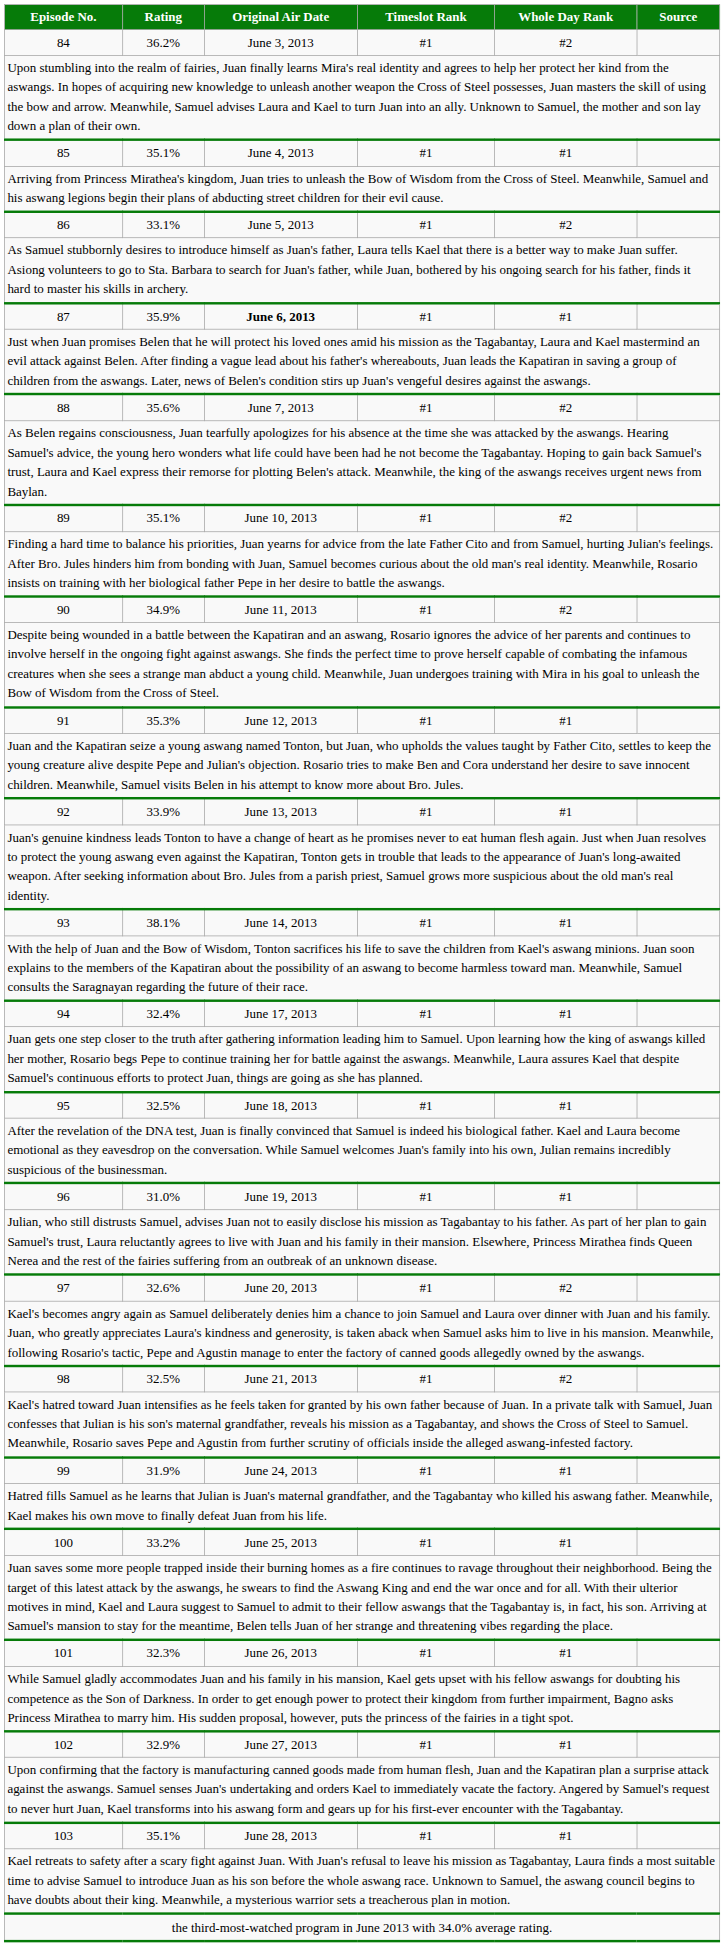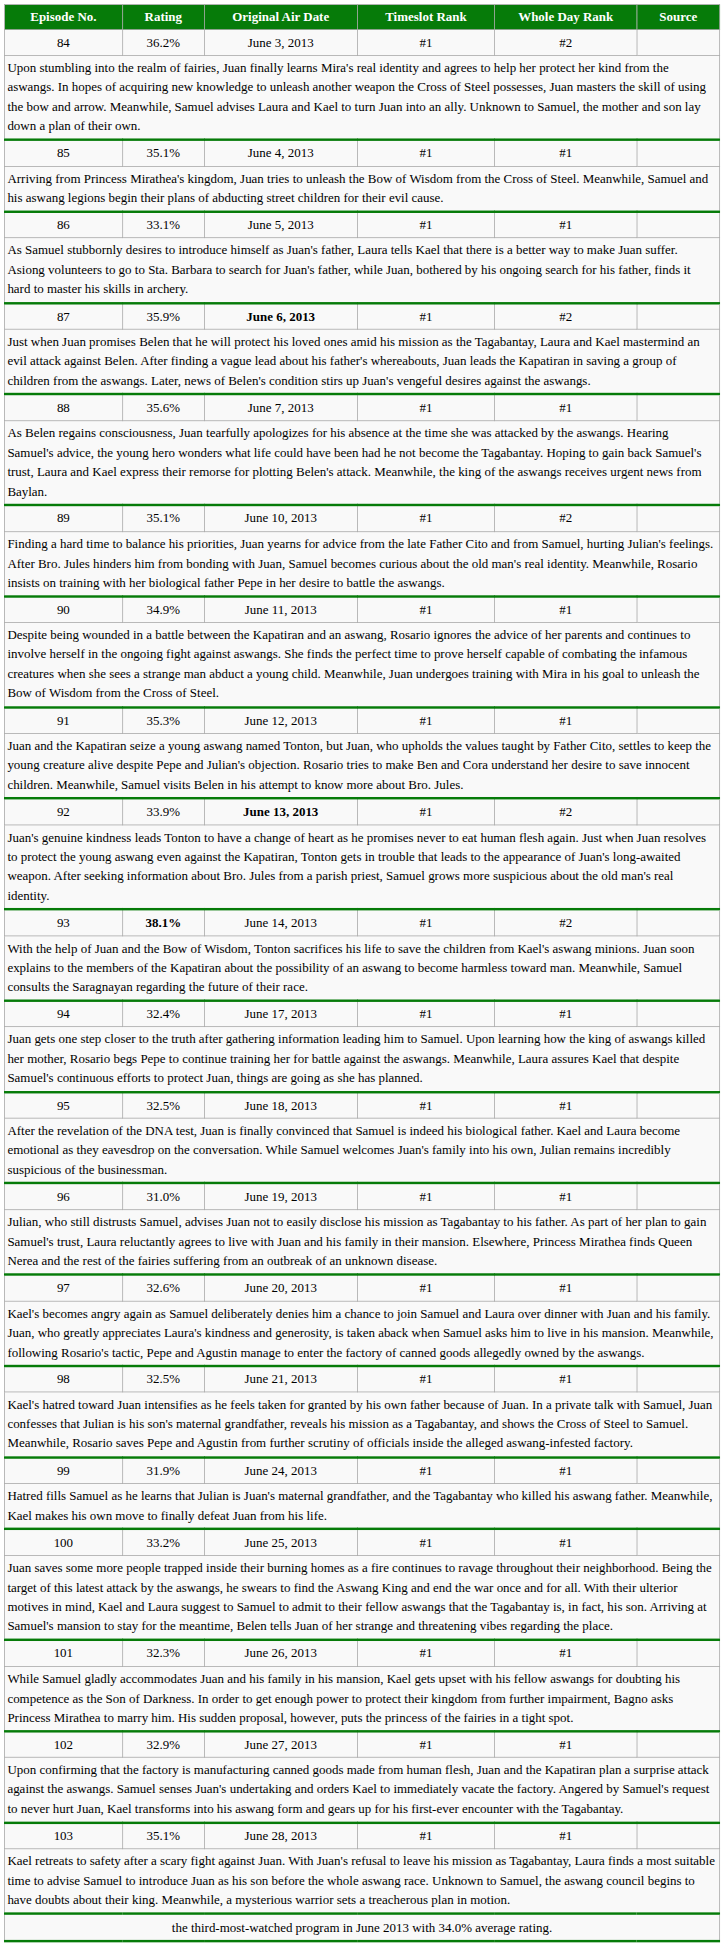(566, 225) #2 -> (566, 225) #1
(566, 316) #1 -> (566, 316) #2
(566, 407) #2 -> (566, 407) #1
(566, 610) #2 -> (566, 610) #1
(281, 812) normal -> (281, 812) bold
(566, 812) #1 -> (566, 812) #2
(163, 922) normal -> (163, 922) bold
(566, 922) #1 -> (566, 922) #2
(566, 1288) #2 -> (566, 1288) #1
(566, 1379) #2 -> (566, 1379) #1
